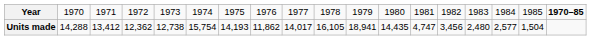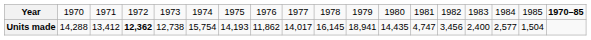(138, 27) normal -> (138, 27) bold
(330, 27) 16,105 -> (330, 27) 16,145
(478, 27) 2,480 -> (478, 27) 2,400
